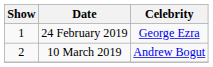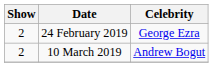(21, 33) 1 -> (21, 33) 2
